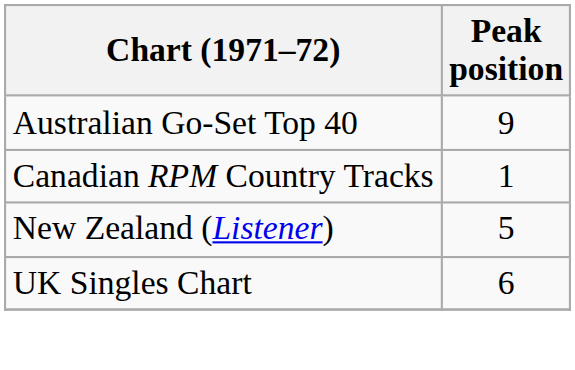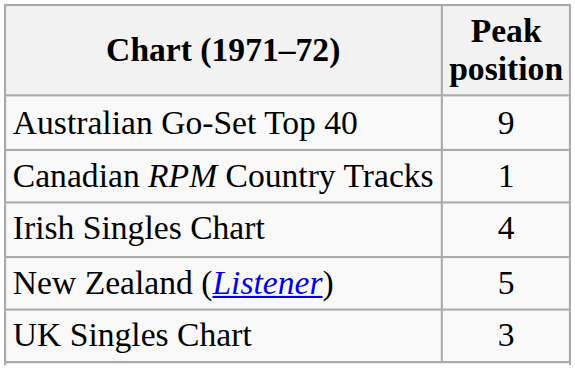+ row: (139, 228)
(506, 282) 6 -> (506, 335) 3
